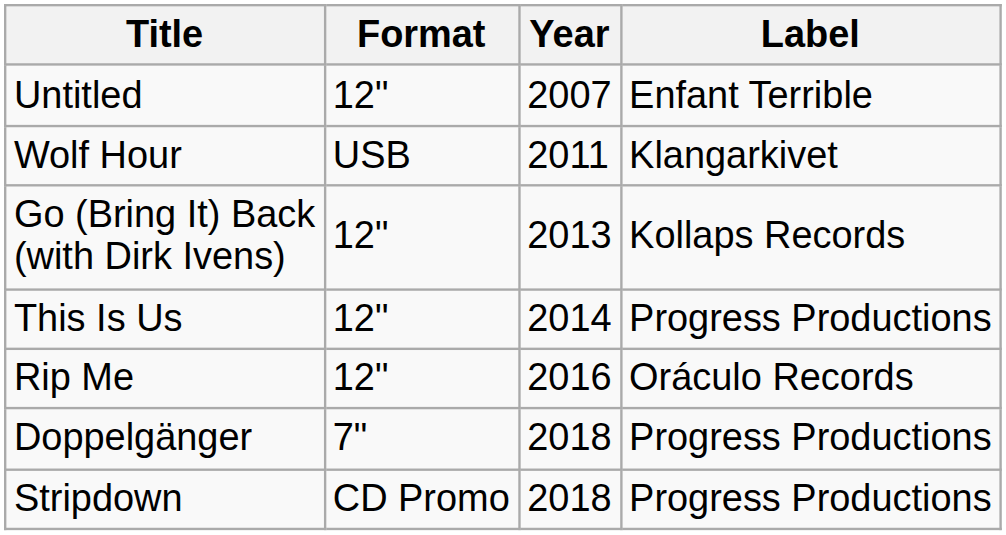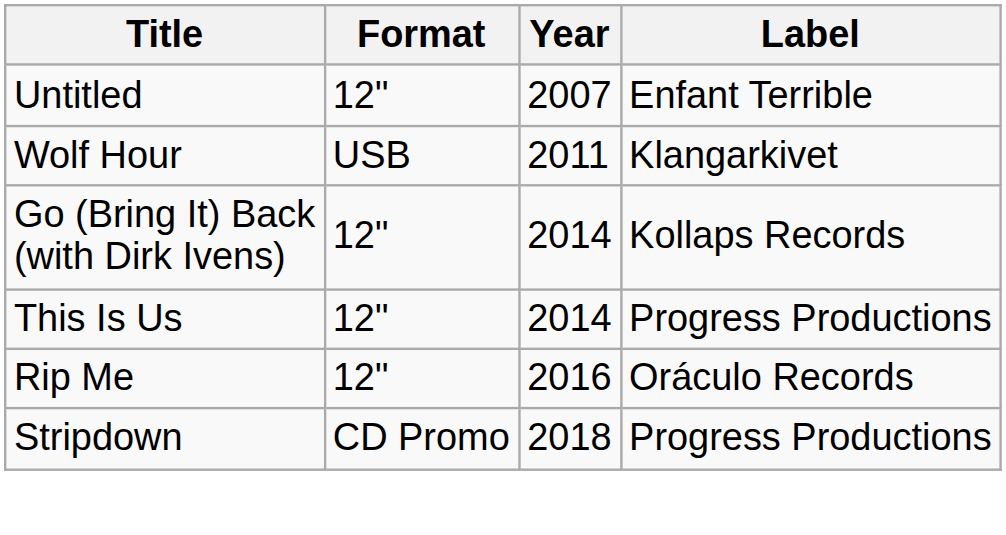(569, 236) 2013 -> (569, 236) 2014
- row: (133, 438)
